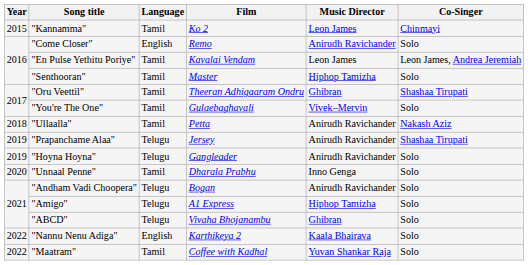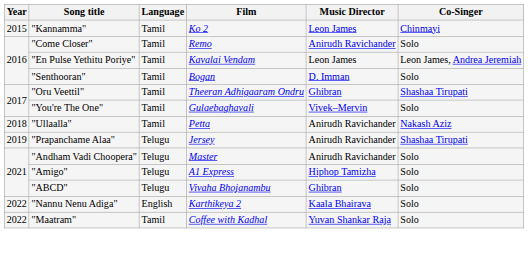(157, 44) English -> (153, 44) Tamil
(203, 76) Master -> (202, 76) Bogan
(342, 76) Hiphop Tamizha -> (329, 76) D. Imman
- row: (64, 156)
- row: (64, 172)
(202, 188) Bogan -> (203, 156) Master
